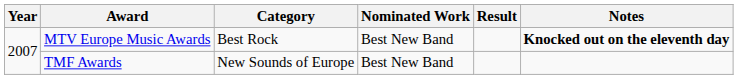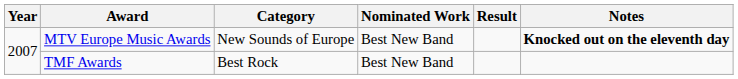(248, 39) Best Rock -> (286, 39) New Sounds of Europe
(286, 62) New Sounds of Europe -> (248, 62) Best Rock
